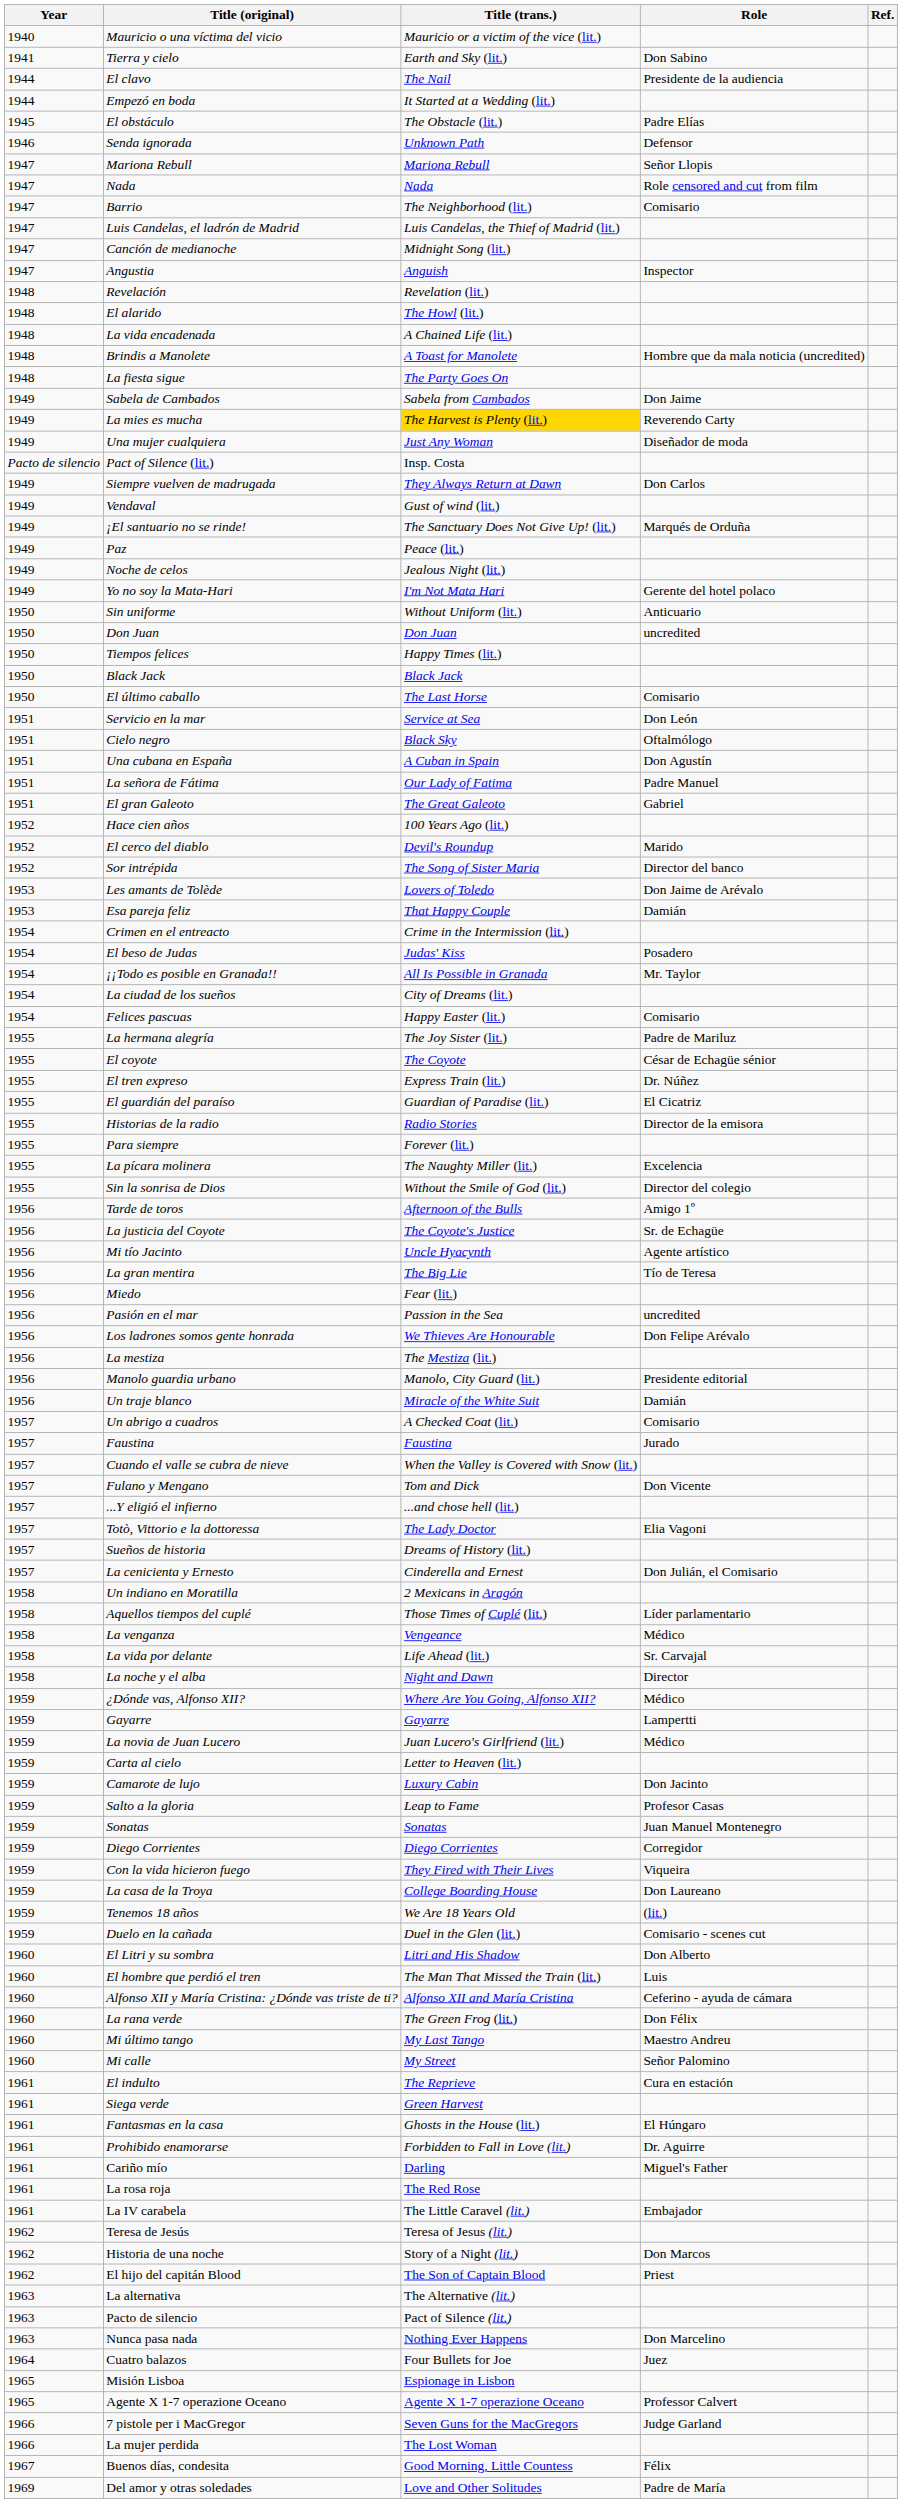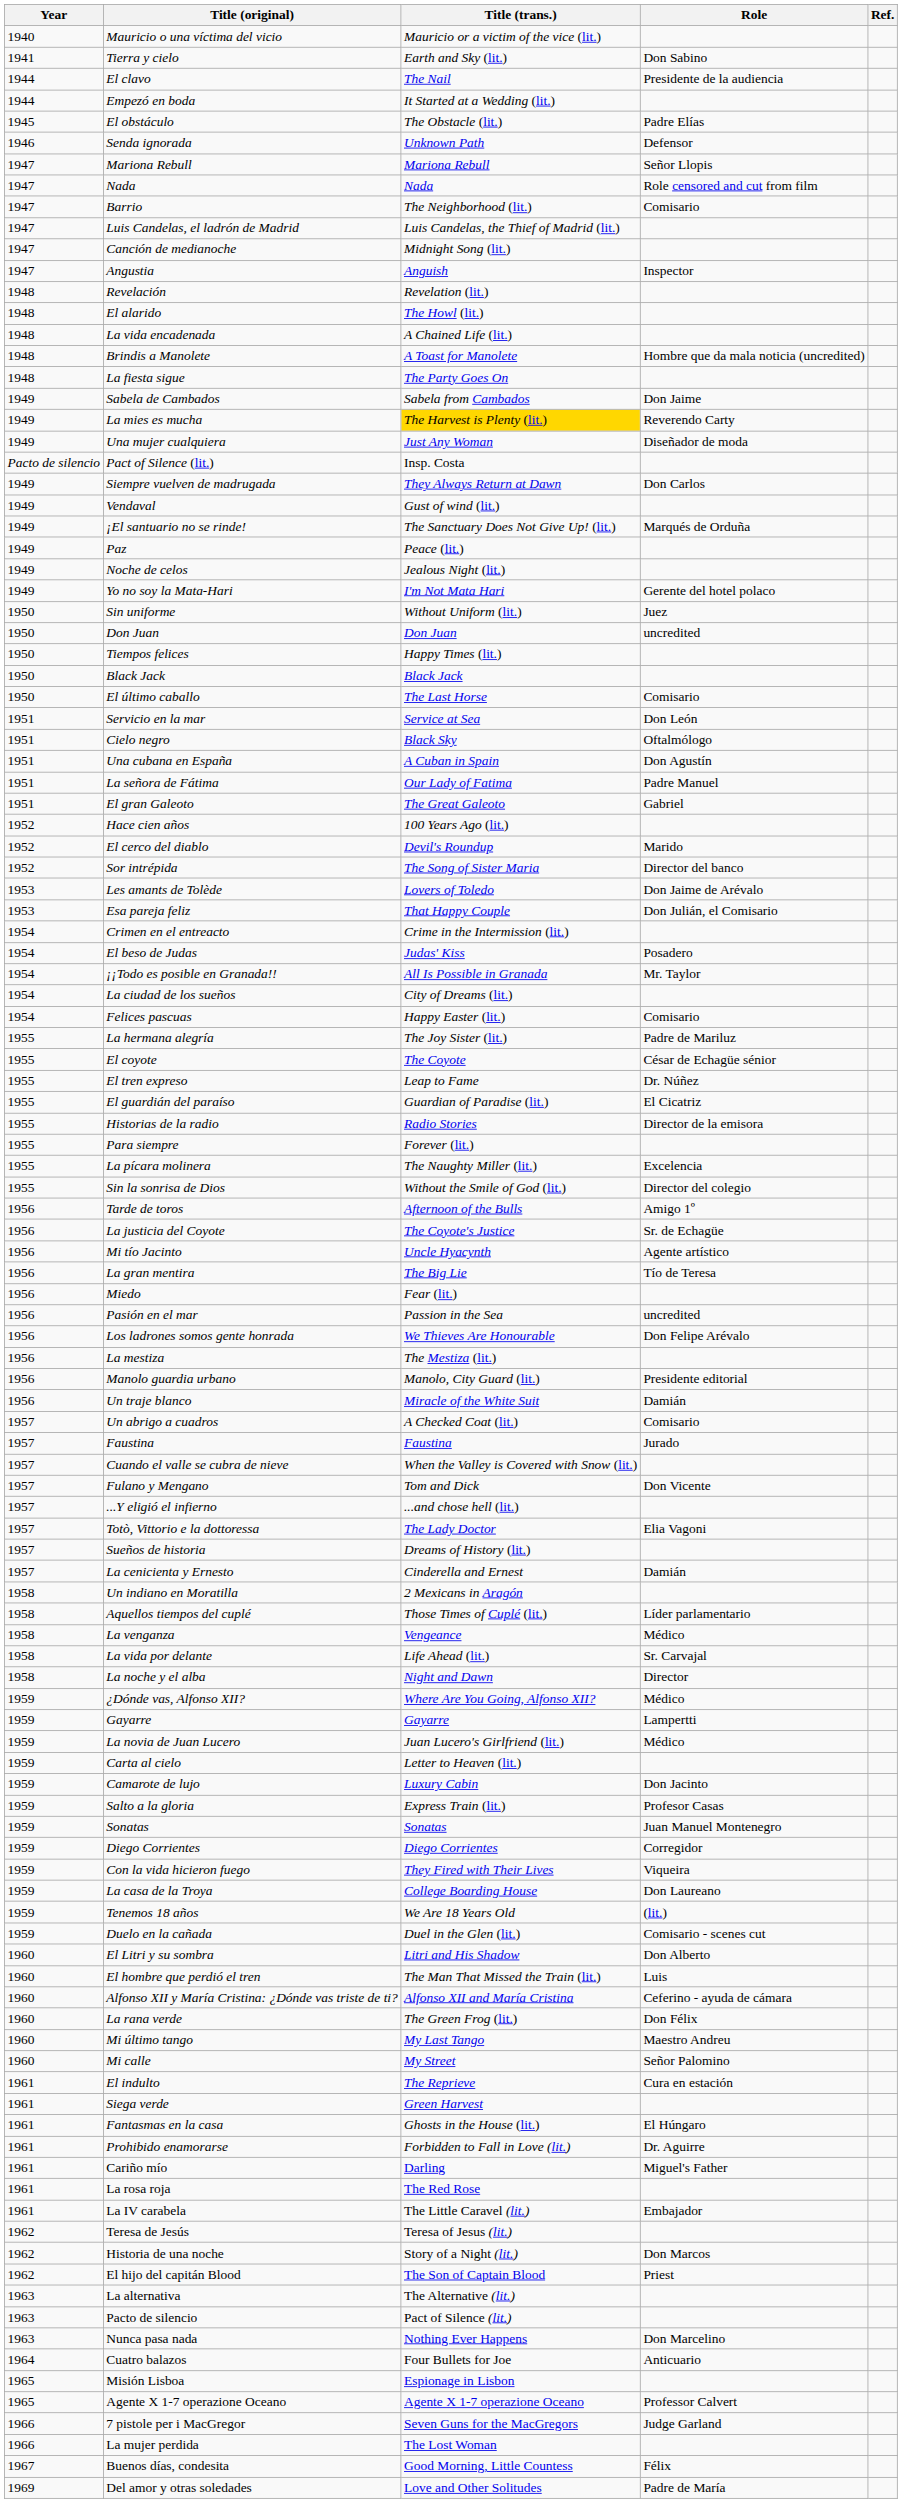(672, 611) Anticuario -> (655, 611) Juez
(665, 910) Damián -> (711, 910) Don Julián, el Comisario
(455, 1080) Express Train (lit.) -> (441, 1080) Leap to Fame
(711, 1571) Don Julián, el Comisario -> (665, 1571) Damián
(441, 1805) Leap to Fame -> (455, 1805) Express Train (lit.)
(655, 2359) Juez -> (672, 2359) Anticuario
